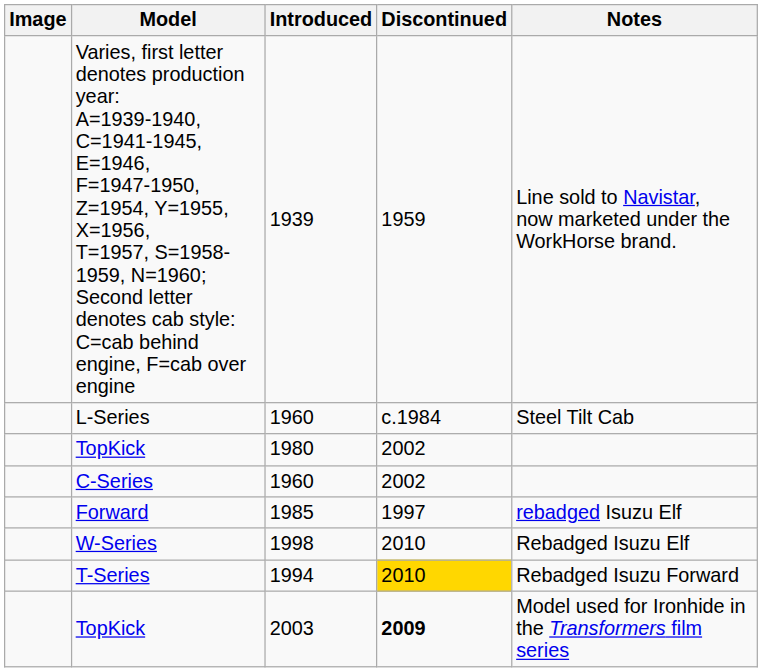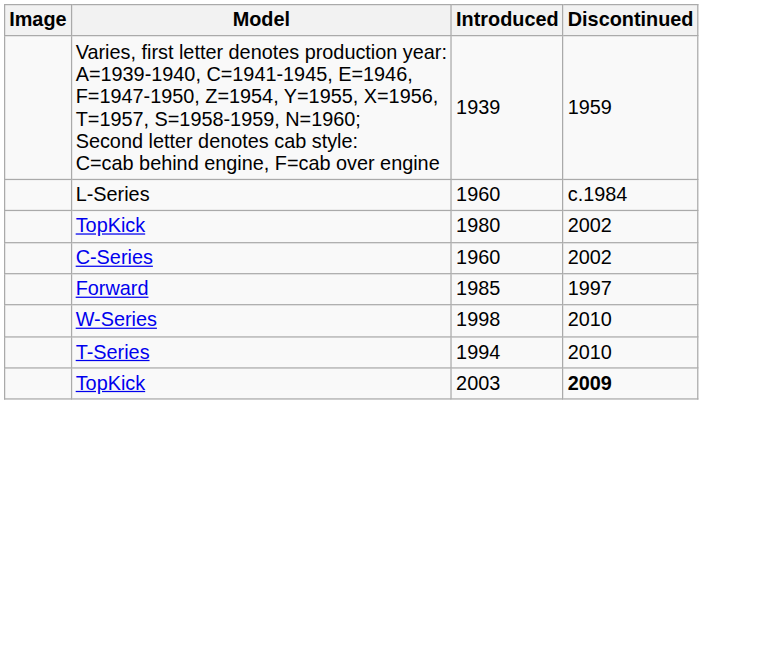- column: (634, 20)
(403, 575) gold background -> (590, 352) no background
